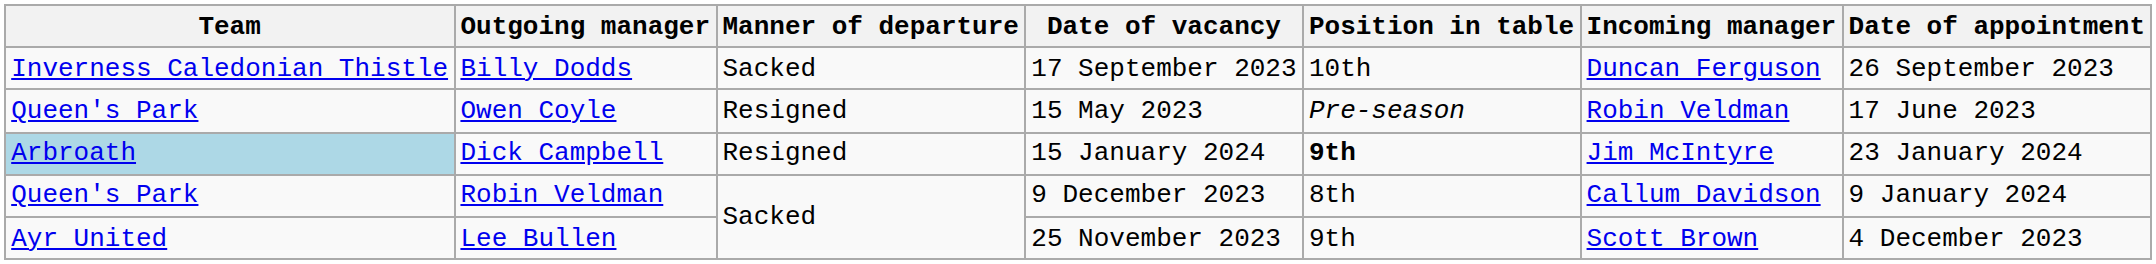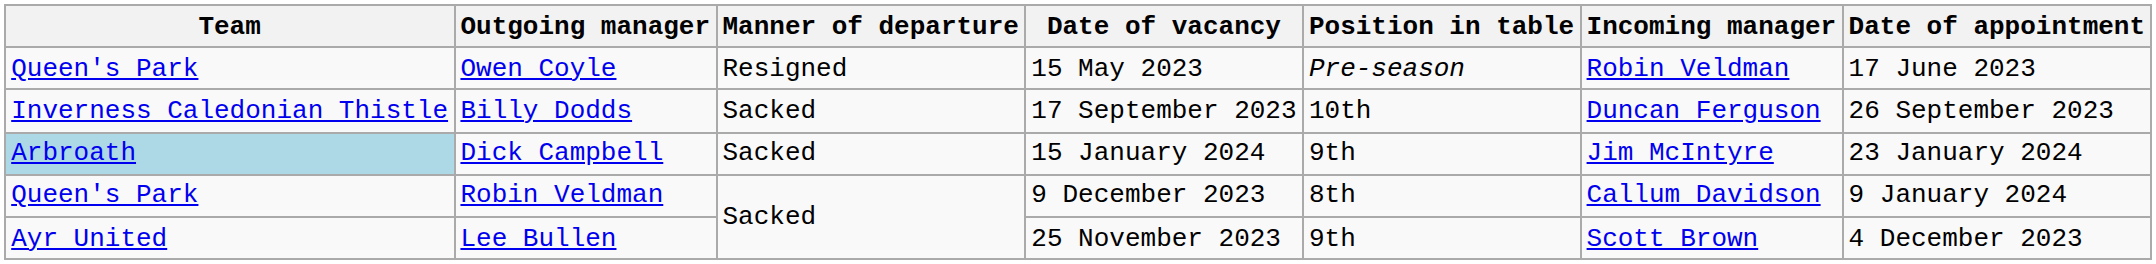rows swapped: (538, 111) <-> (546, 69)
(785, 153) Resigned -> (769, 153) Sacked
(1332, 153) bold -> (1332, 153) normal
